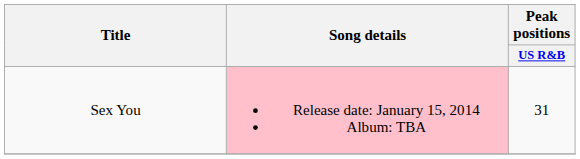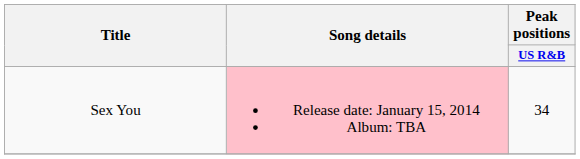(542, 110) 31 -> (542, 110) 34
